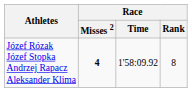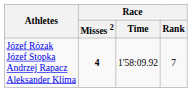(174, 63) 8 -> (174, 63) 7
